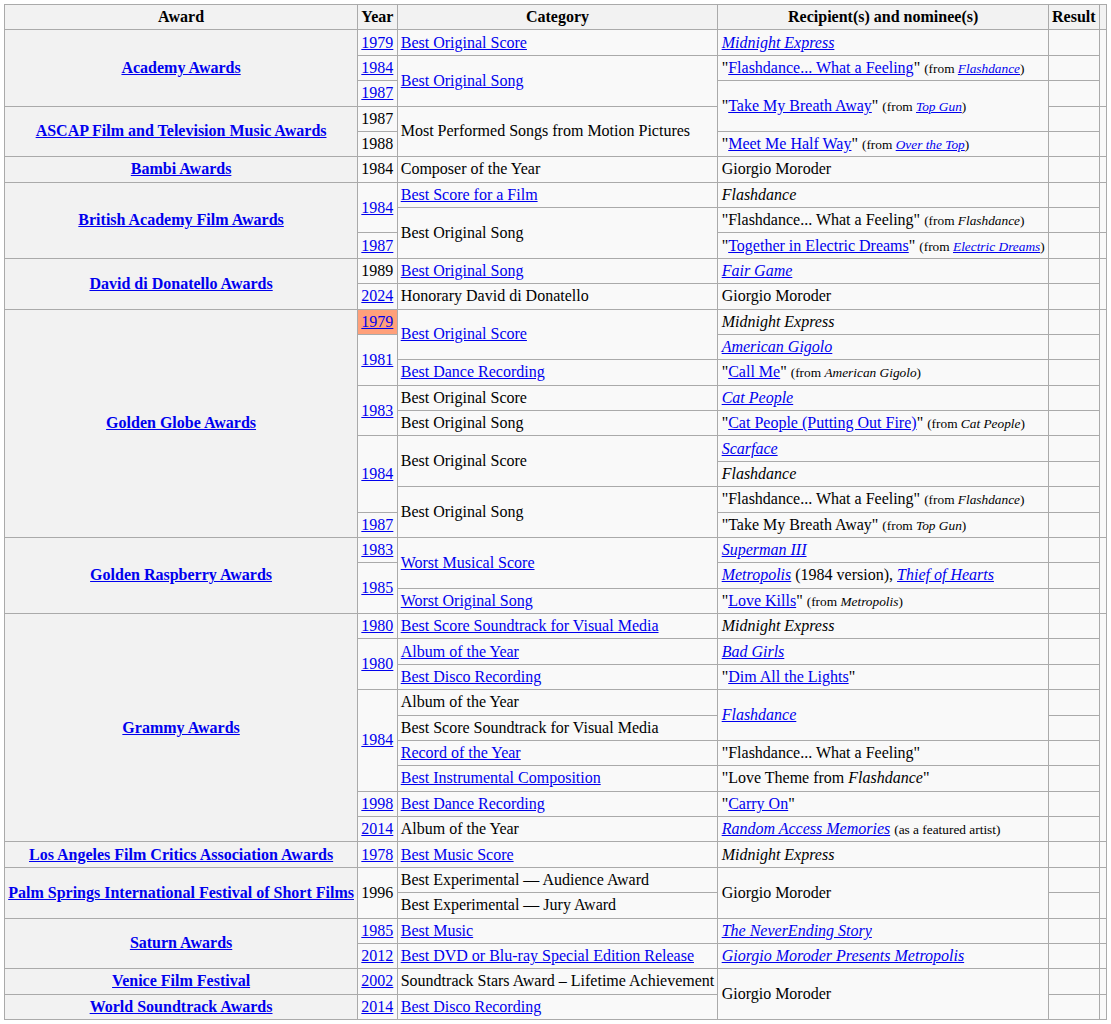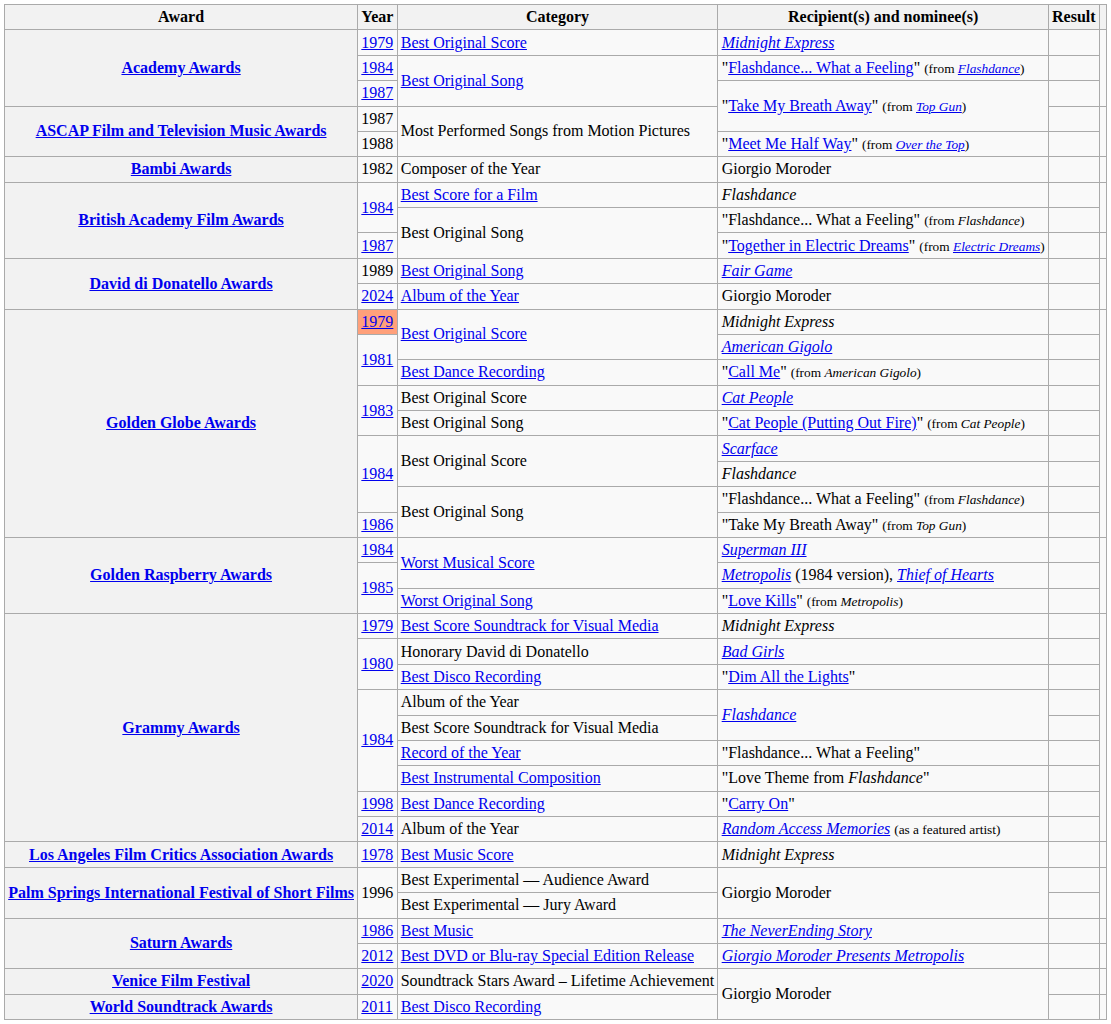(377, 169) 1984 -> (377, 169) 1982
(495, 296) Honorary David di Donatello -> (460, 296) Album of the Year
(377, 524) 1987 -> (377, 524) 1986
(377, 550) 1983 -> (377, 550) 1984
(377, 626) 1980 -> (377, 626) 1979
(460, 651) Album of the Year -> (495, 651) Honorary David di Donatello
(377, 930) 1985 -> (377, 930) 1986
(377, 981) 2002 -> (377, 981) 2020
(377, 1006) 2014 -> (377, 1006) 2011
